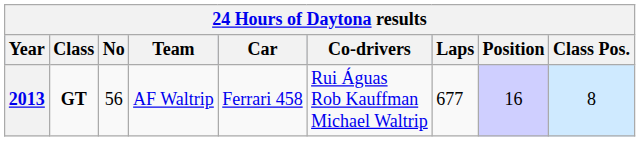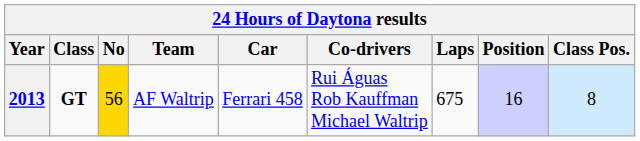(114, 100) no background -> (114, 100) gold background
(450, 100) 677 -> (450, 100) 675
